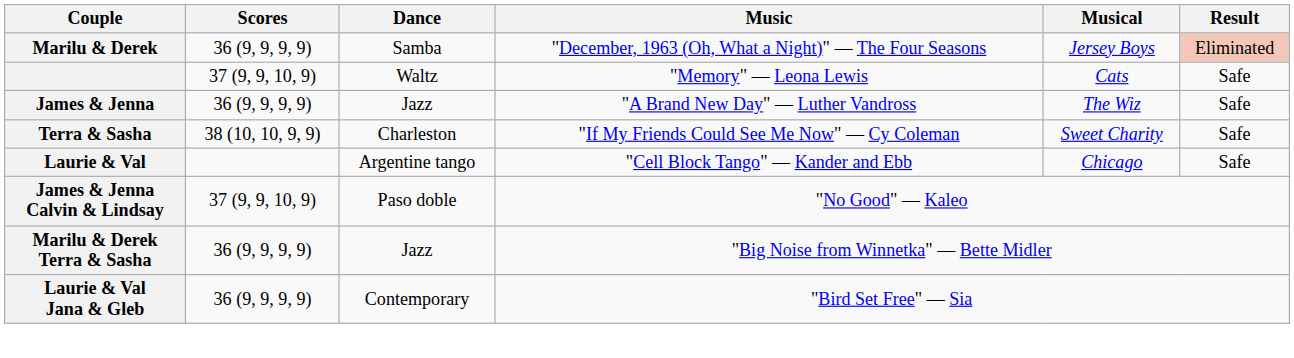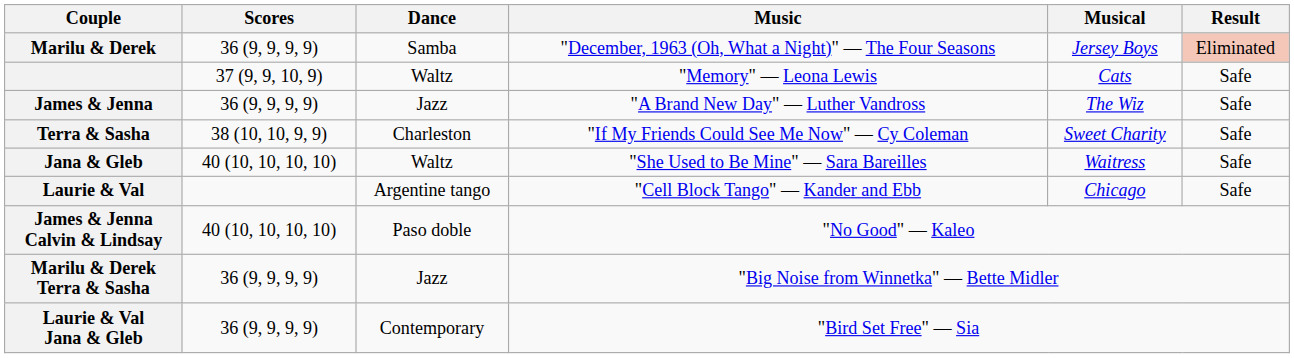+ row: (93, 162)
(263, 201) 37 (9, 9, 10, 9) -> (269, 229) 40 (10, 10, 10, 10)
